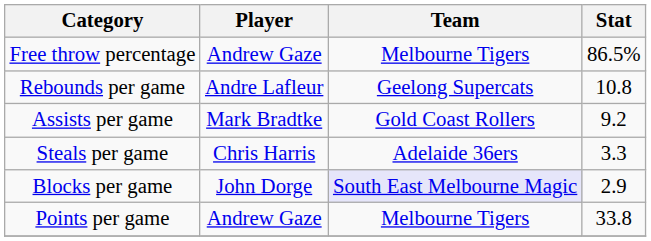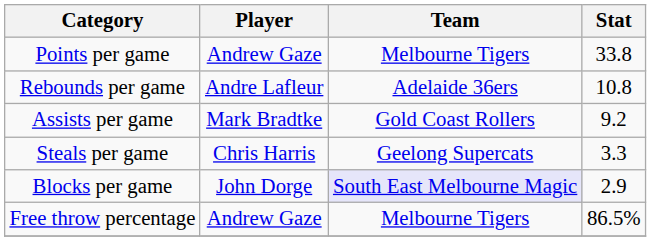rows swapped: (102, 218) <-> (102, 53)
(455, 86) Geelong Supercats -> (455, 86) Adelaide 36ers
(455, 152) Adelaide 36ers -> (455, 152) Geelong Supercats
